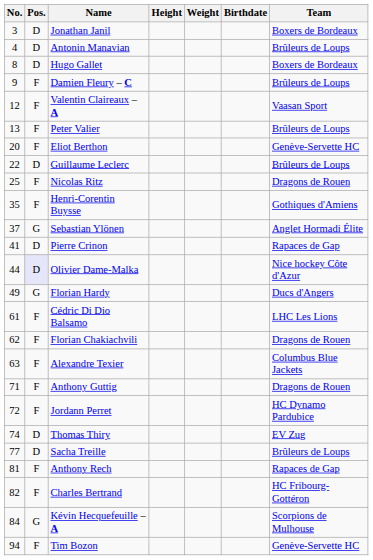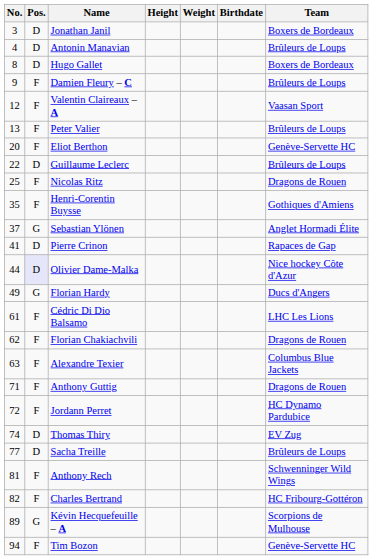(306, 469) Rapaces de Gap -> (310, 475) Schwenninger Wild Wings
(15, 522) 84 -> (15, 522) 89
